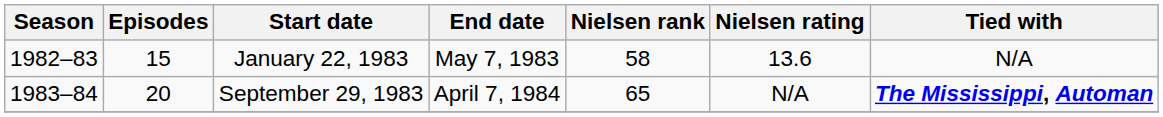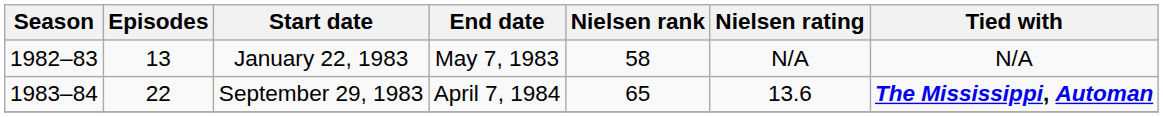(158, 58) 15 -> (158, 58) 13
(790, 58) 13.6 -> (790, 58) N/A
(158, 93) 20 -> (158, 93) 22
(790, 93) N/A -> (790, 93) 13.6
